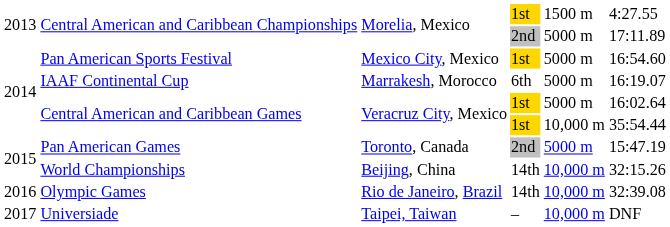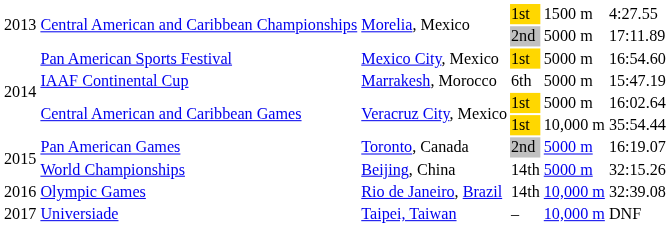(637, 80) 16:19.07 -> (637, 80) 15:47.19
(637, 147) 15:47.19 -> (637, 147) 16:19.07
(574, 169) 10,000 m -> (568, 169) 5000 m
